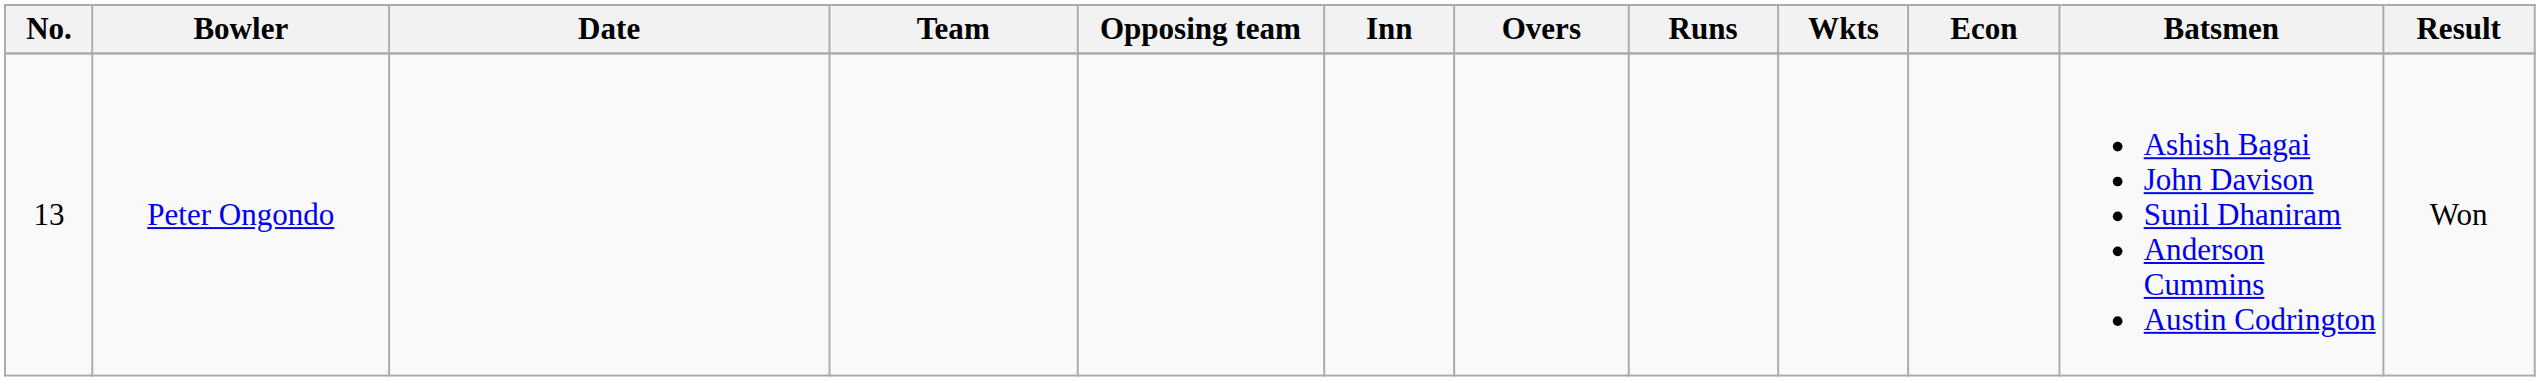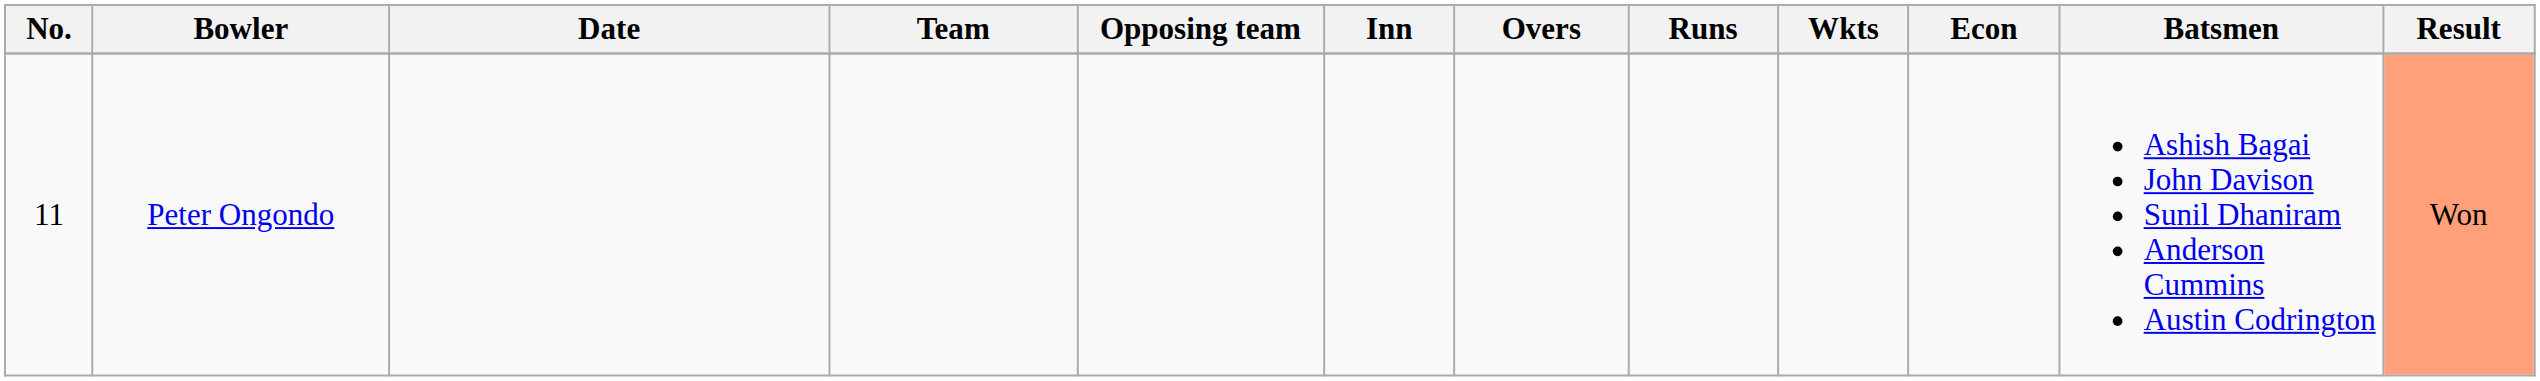(49, 214) 13 -> (49, 214) 11
(2459, 214) no background -> (2459, 214) lightsalmon background
